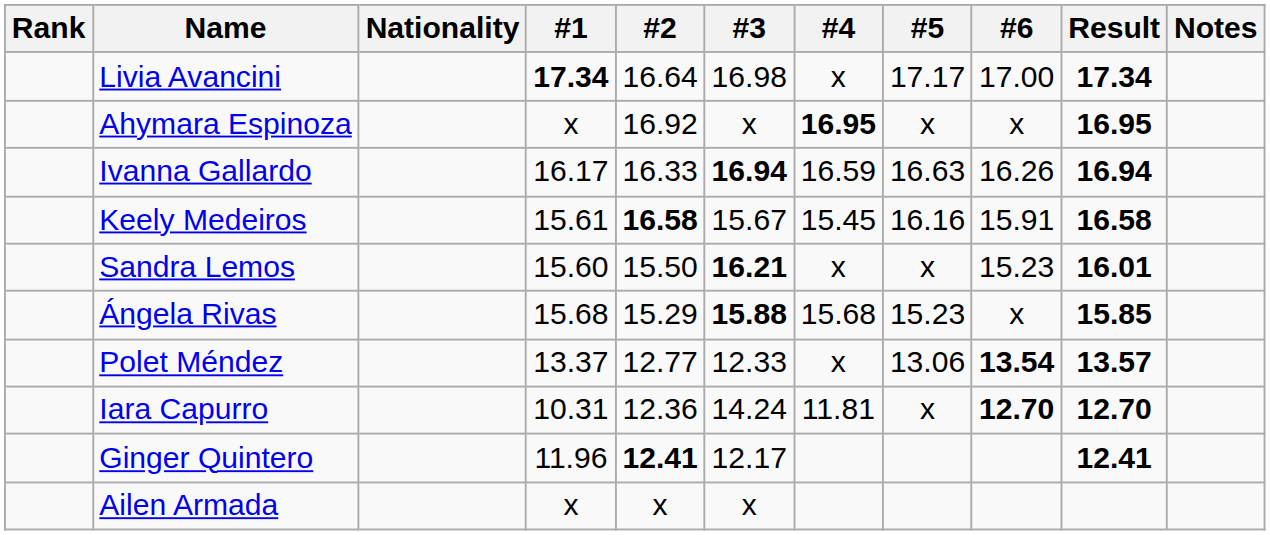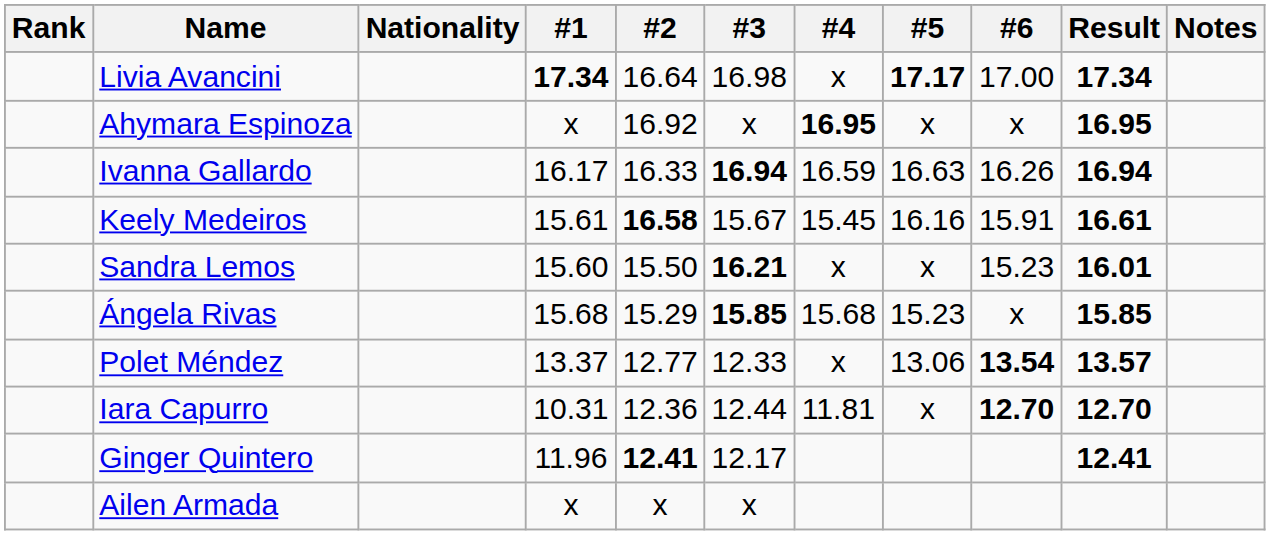(928, 76) normal -> (928, 76) bold
(1114, 219) 16.58 -> (1114, 219) 16.61
(749, 314) 15.88 -> (749, 314) 15.85
(749, 409) 14.24 -> (749, 409) 12.44
